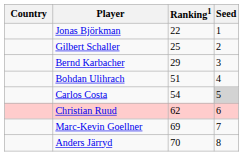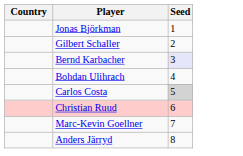- column: (191, 13)
(219, 63) no background -> (173, 60) lavender background
